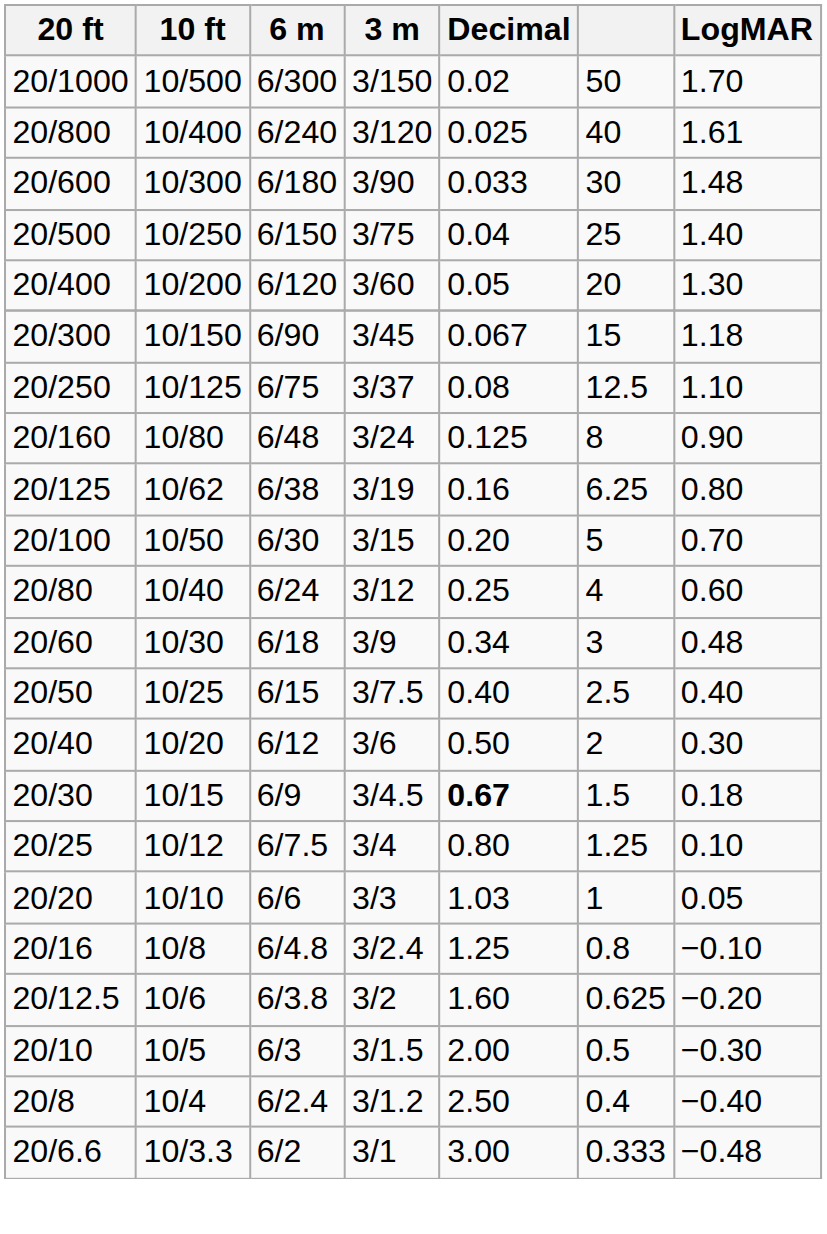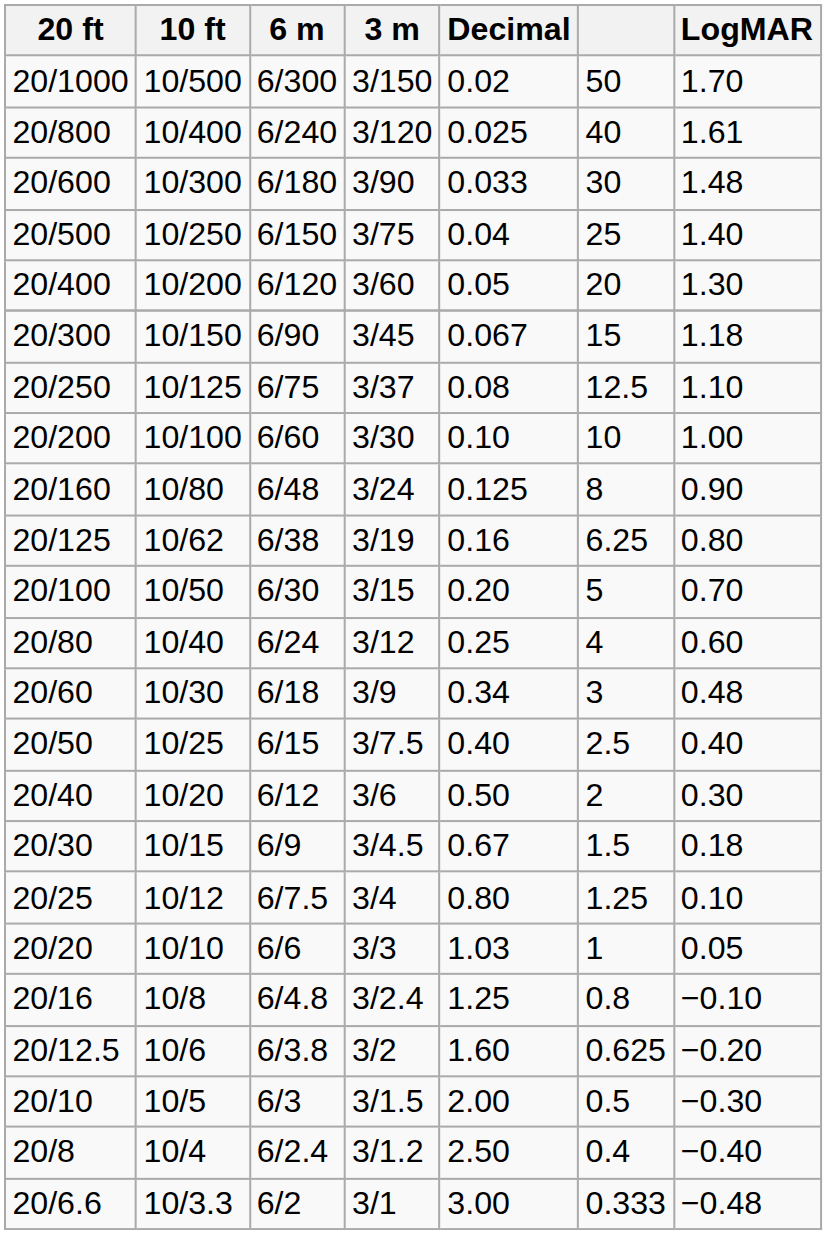+ row: (62, 438)
(479, 795) bold -> (479, 846) normal
